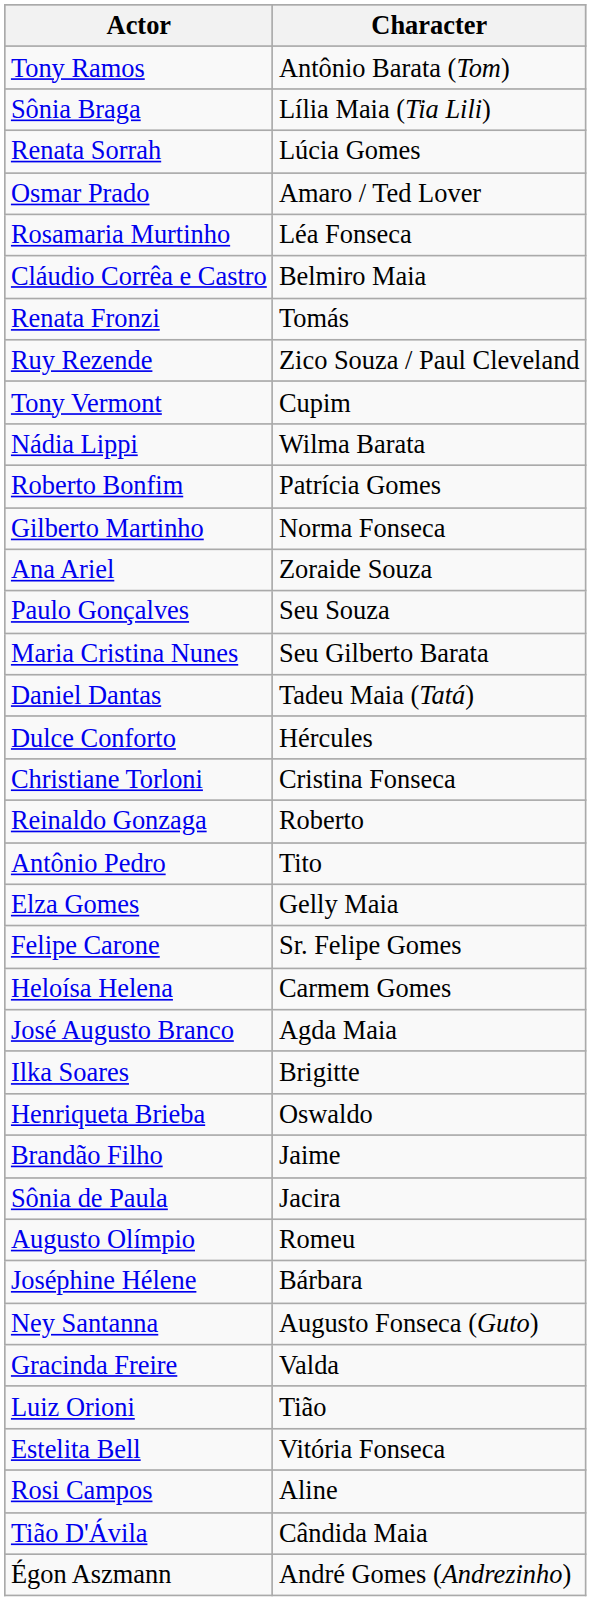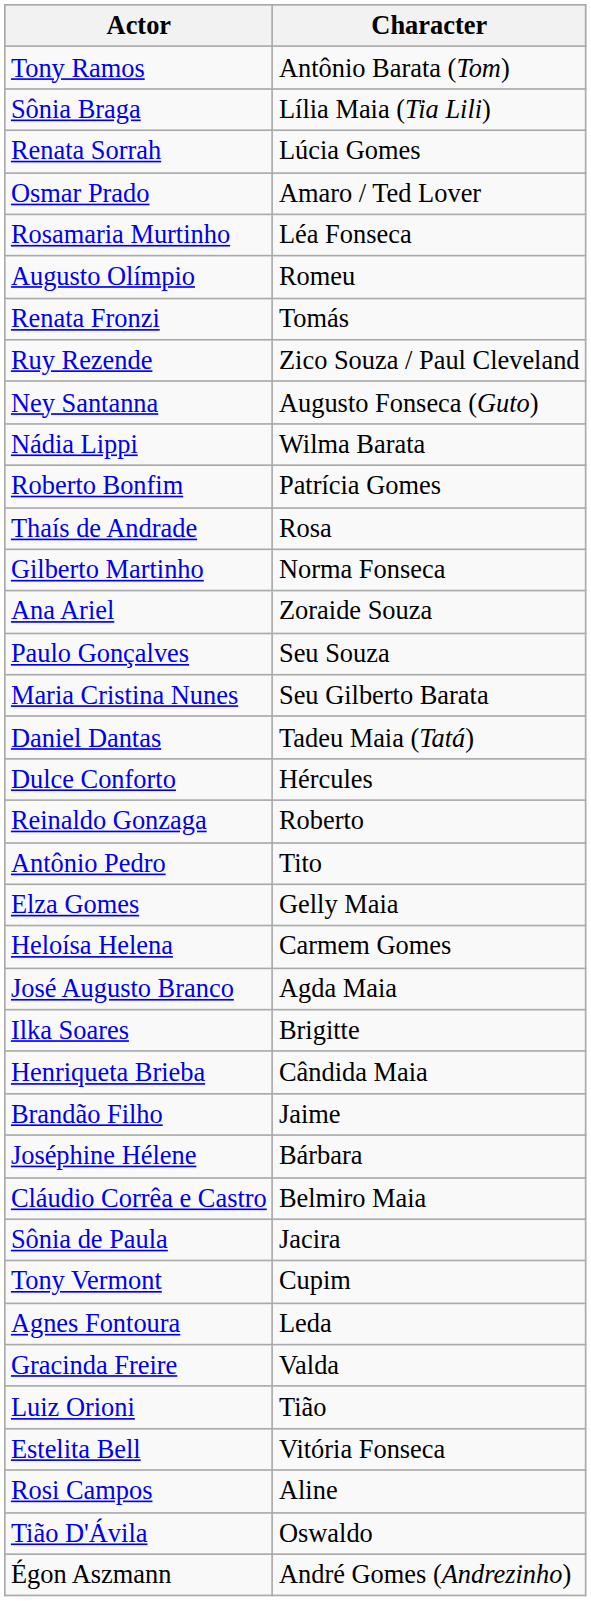rows swapped: (139, 276) <-> (103, 1239)
rows swapped: (85, 1323) <-> (86, 402)
+ row: (104, 527)
- row: (107, 779)
- row: (85, 946)
(326, 1114) Oswaldo -> (353, 1072) Cândida Maia
rows swapped: (89, 1197) <-> (104, 1281)
+ row: (96, 1323)
(353, 1532) Cândida Maia -> (326, 1532) Oswaldo
